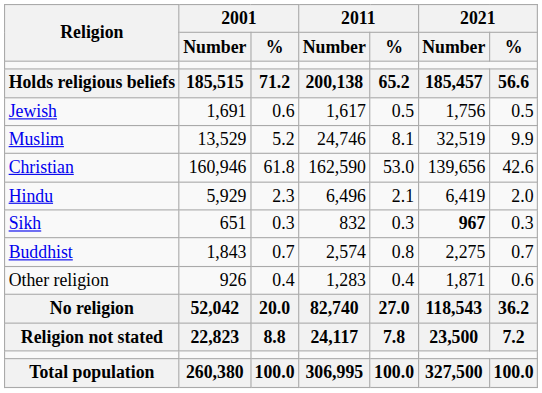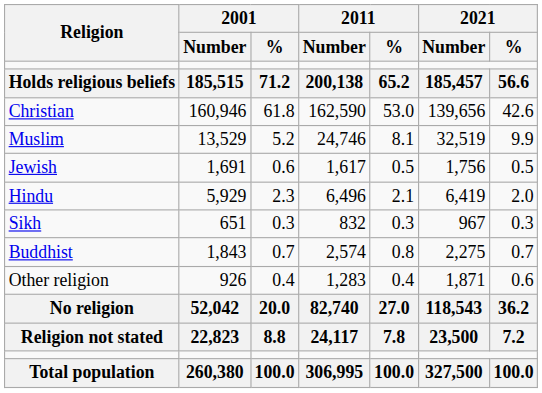rows swapped: (41, 167) <-> (33, 111)
(472, 223) bold -> (472, 223) normal
